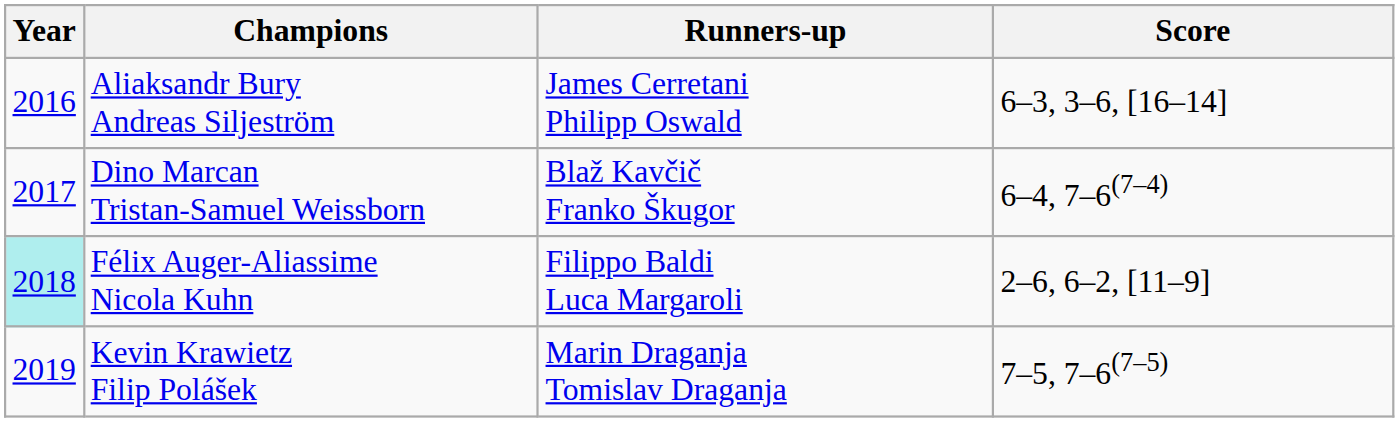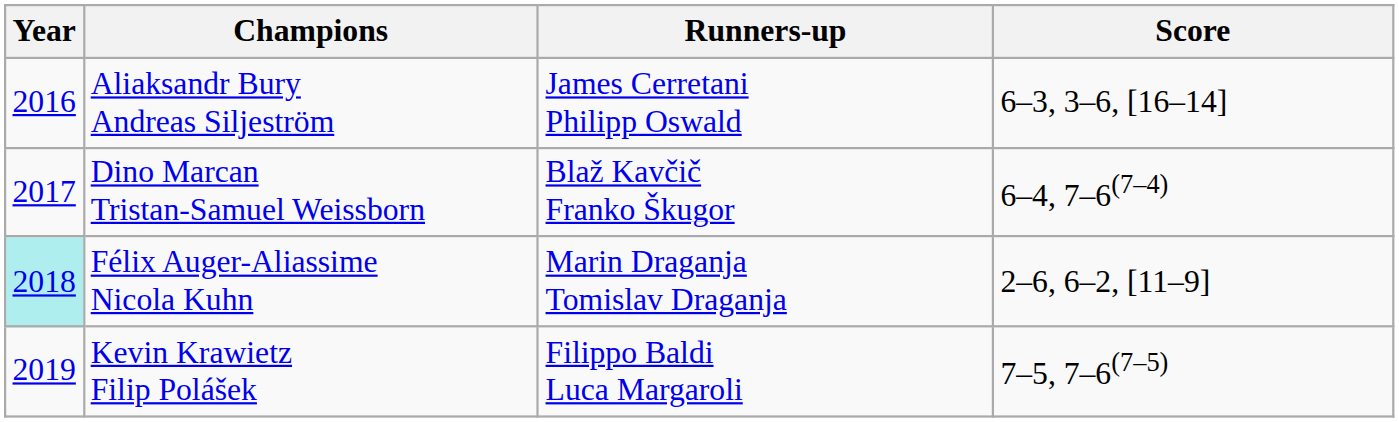(644, 281) Filippo Baldi Luca Margaroli -> (666, 281) Marin Draganja Tomislav Draganja
(666, 370) Marin Draganja Tomislav Draganja -> (644, 370) Filippo Baldi Luca Margaroli
